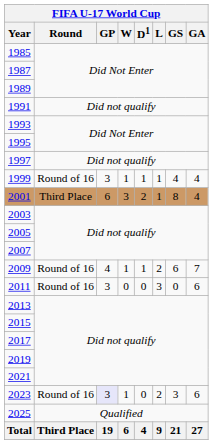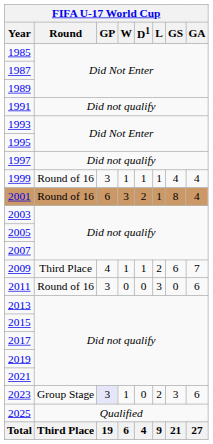(66, 196) Third Place -> (66, 196) Round of 16
(66, 268) Round of 16 -> (66, 268) Third Place
(66, 394) Round of 16 -> (66, 394) Group Stage
